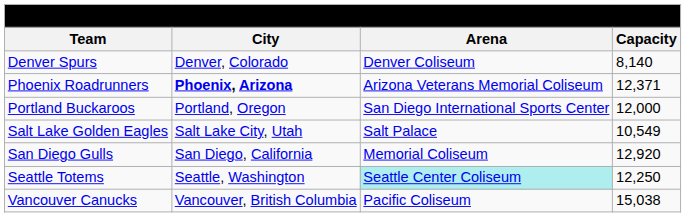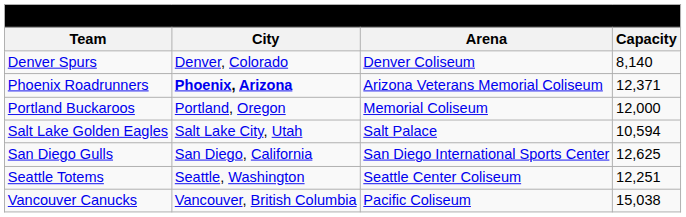(486, 108) San Diego International Sports Center -> (426, 108) Memorial Coliseum
(638, 131) 10,549 -> (638, 131) 10,594
(426, 154) Memorial Coliseum -> (486, 154) San Diego International Sports Center
(638, 154) 12,920 -> (638, 154) 12,625
(442, 177) paleturquoise background -> (442, 177) no background
(638, 177) 12,250 -> (638, 177) 12,251
